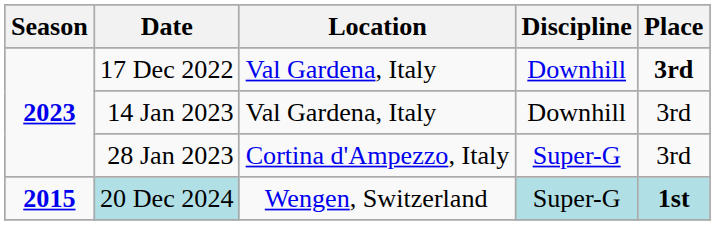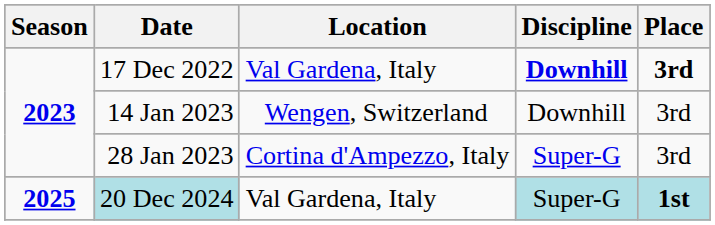(577, 69) normal -> (577, 69) bold
(341, 112) Val Gardena, Italy -> (367, 112) Wengen, Switzerland
(49, 198) 2015 -> (49, 198) 2025
(367, 198) Wengen, Switzerland -> (341, 198) Val Gardena, Italy
